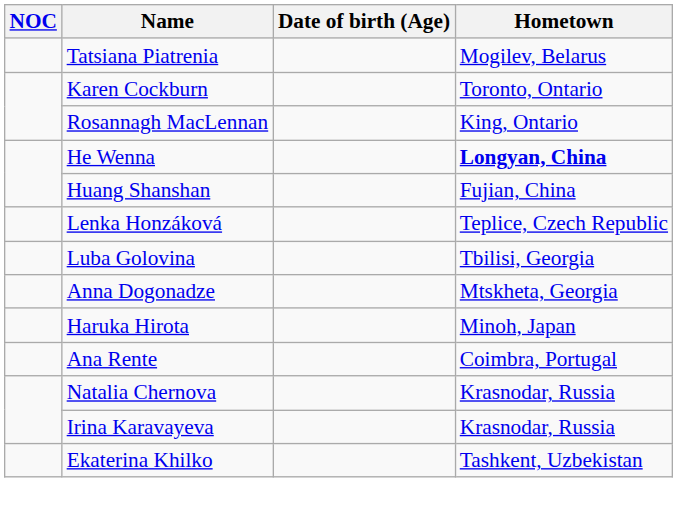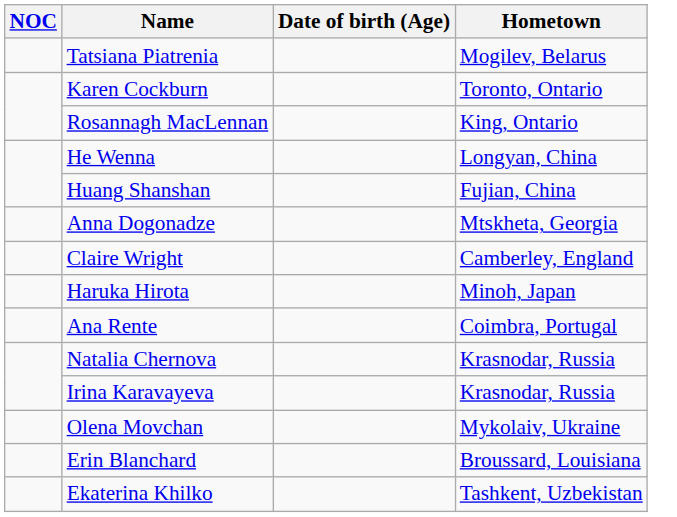(533, 156) bold -> (528, 156) normal
- row: (144, 223)
- row: (131, 257)
+ row: (125, 257)
+ row: (135, 426)
+ row: (131, 460)
